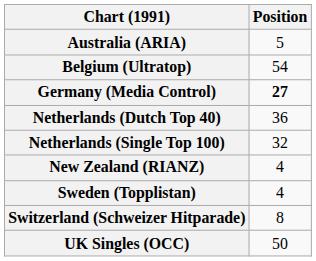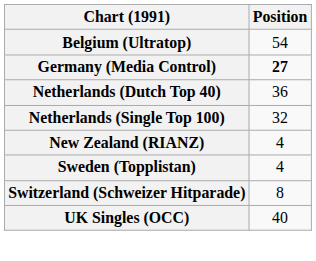- row: (127, 42)
(280, 243) 50 -> (280, 218) 40
